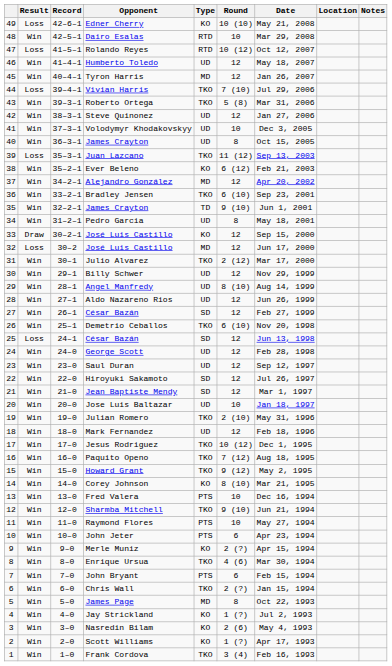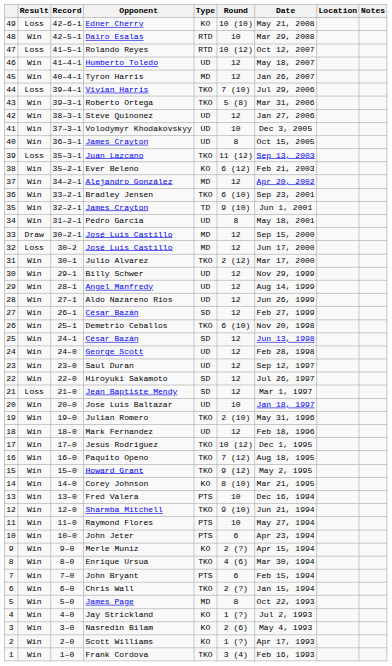(205, 234) KO -> (205, 234) MD
(236, 287) 8 (10) -> (236, 287) 12
(34, 339) Loss -> (34, 339) Win
(34, 392) Win -> (34, 392) Loss
